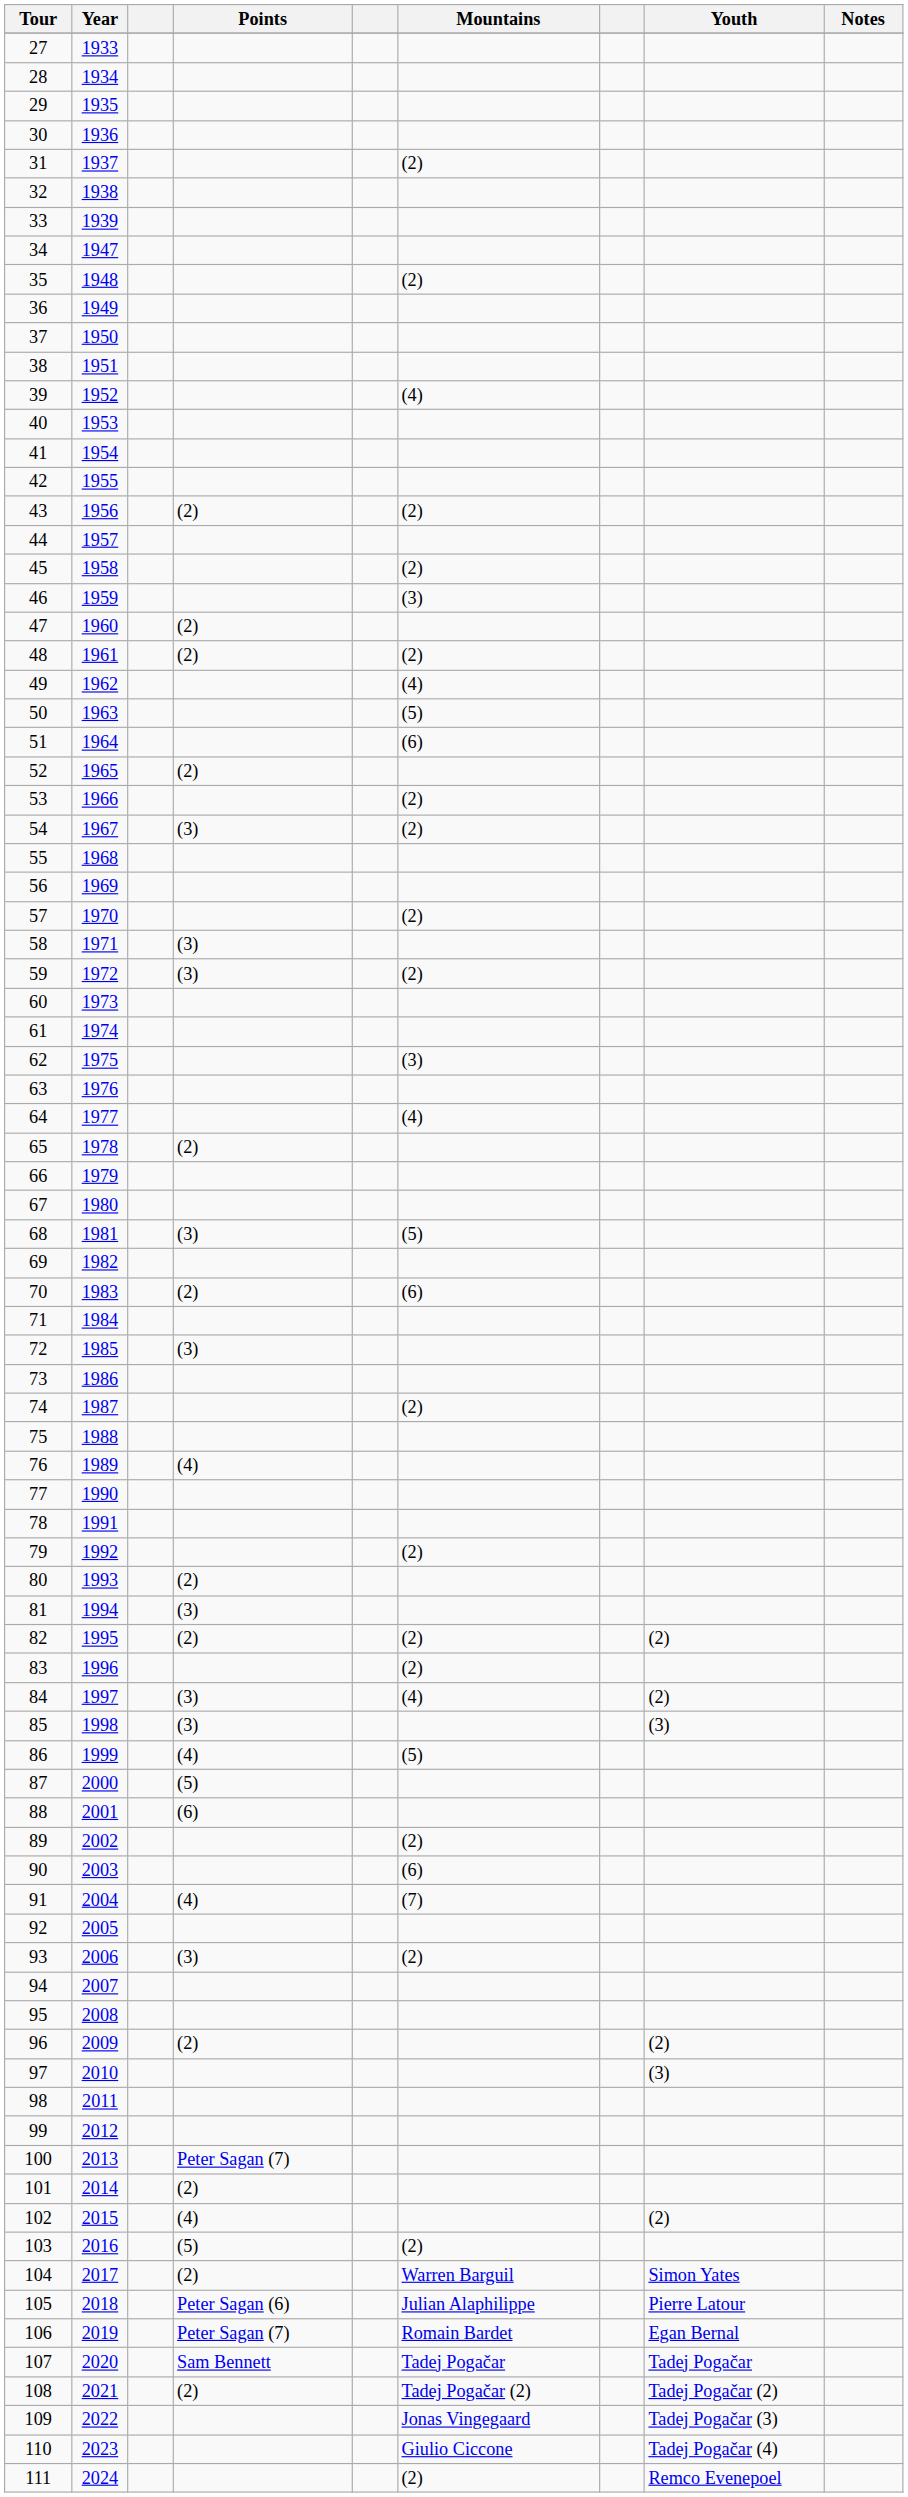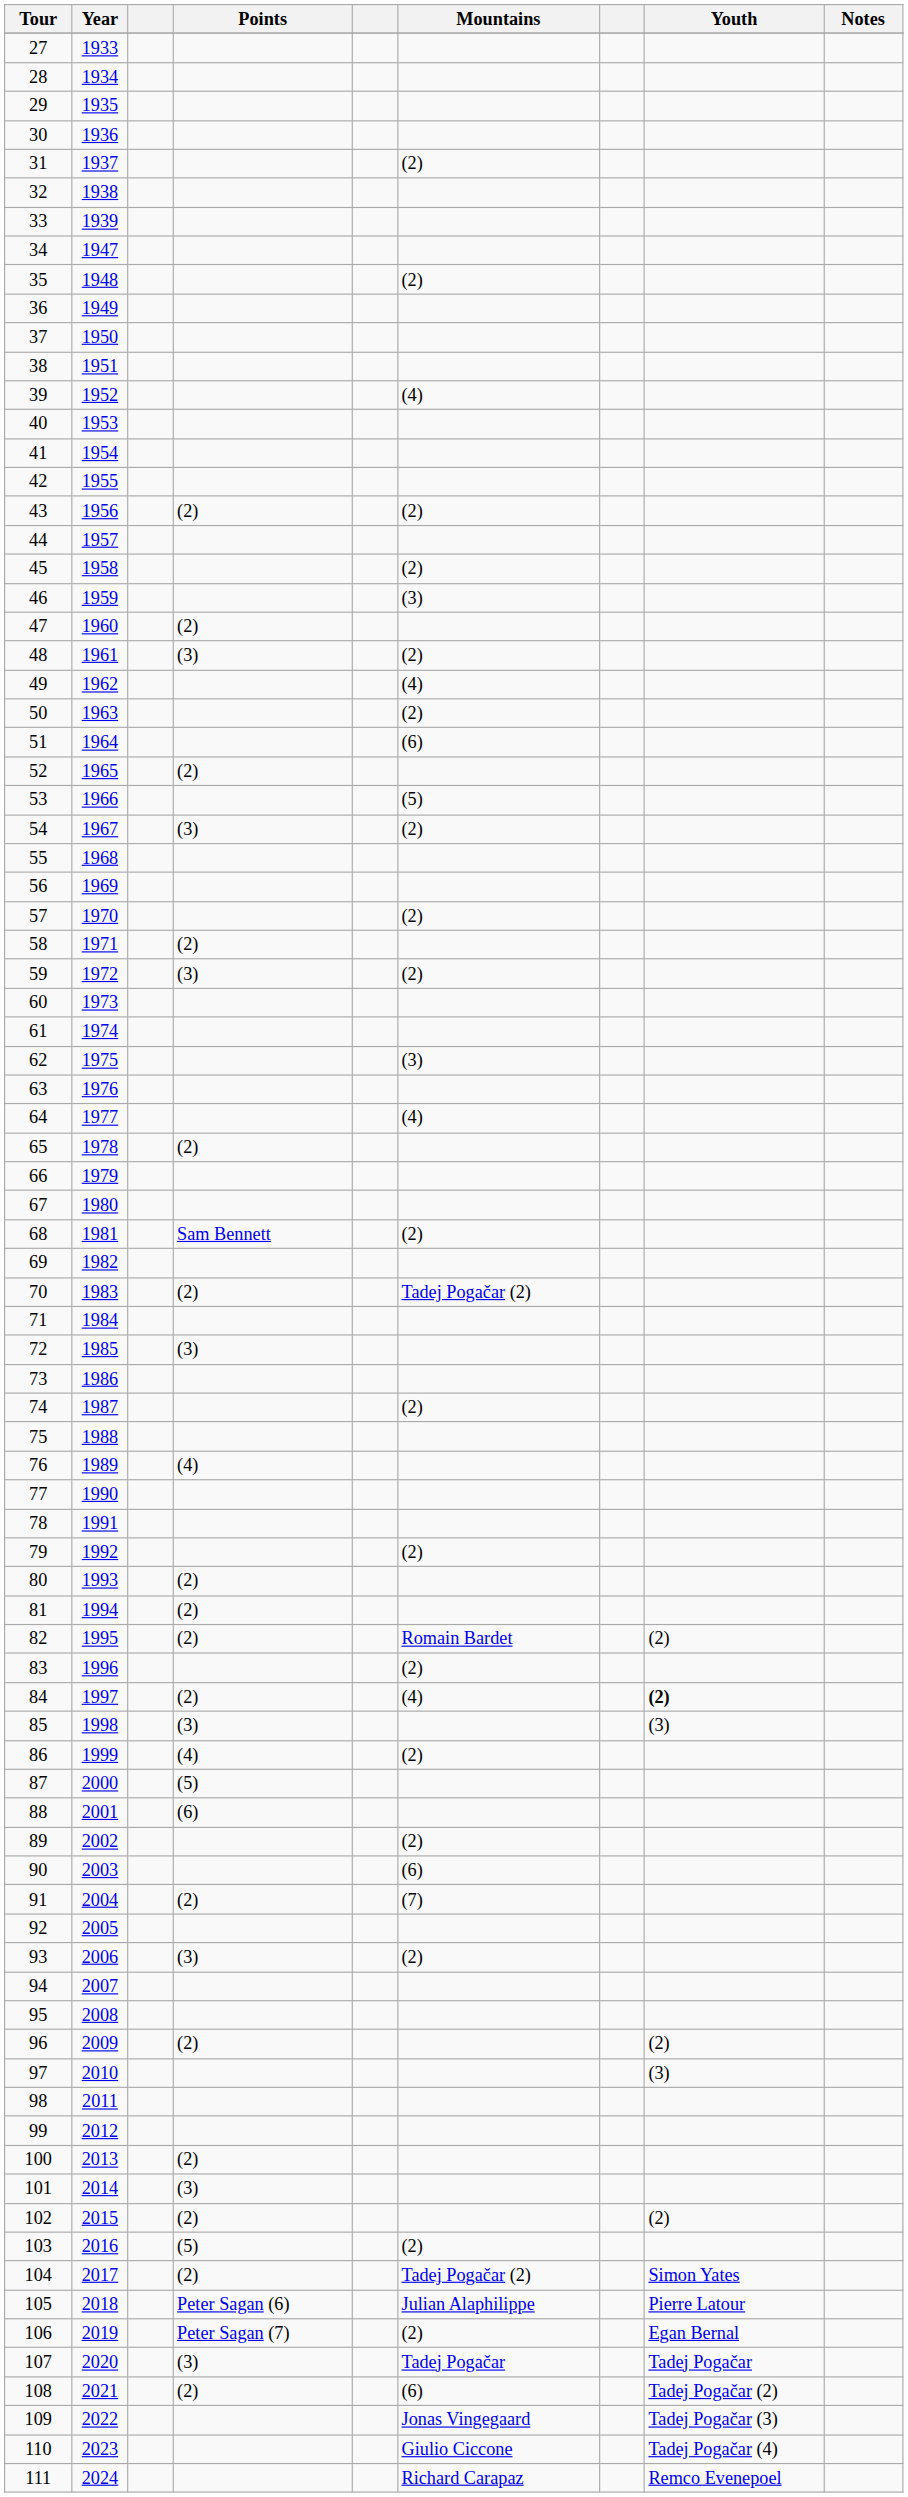(188, 655) (2) -> (188, 655) (3)
(412, 713) (5) -> (412, 713) (2)
(412, 800) (2) -> (412, 800) (5)
(188, 944) (3) -> (188, 944) (2)
(188, 1233) (3) -> (224, 1233) Sam Bennett
(412, 1233) (5) -> (412, 1233) (2)
(412, 1291) (6) -> (466, 1291) Tadej Pogačar (2)
(188, 1609) (3) -> (188, 1609) (2)
(412, 1638) (2) -> (457, 1638) Romain Bardet
(188, 1696) (3) -> (188, 1696) (2)
(659, 1696) normal -> (659, 1696) bold
(412, 1754) (5) -> (412, 1754) (2)
(188, 1899) (4) -> (188, 1899) (2)
(233, 2159) Peter Sagan (7) -> (188, 2159) (2)
(188, 2188) (2) -> (188, 2188) (3)
(188, 2217) (4) -> (188, 2217) (2)
(458, 2275) Warren Barguil -> (466, 2275) Tadej Pogačar (2)
(457, 2333) Romain Bardet -> (412, 2333) (2)
(224, 2362) Sam Bennett -> (188, 2362) (3)
(466, 2391) Tadej Pogačar (2) -> (412, 2391) (6)
(412, 2477) (2) -> (463, 2477) Richard Carapaz
